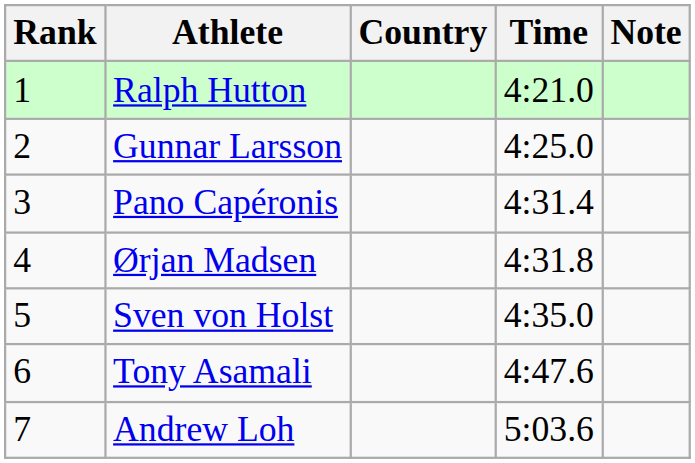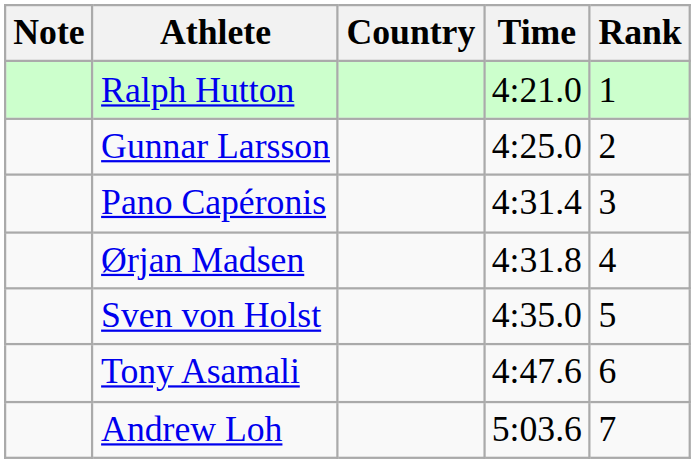columns swapped: (55, 32) <-> (646, 32)
